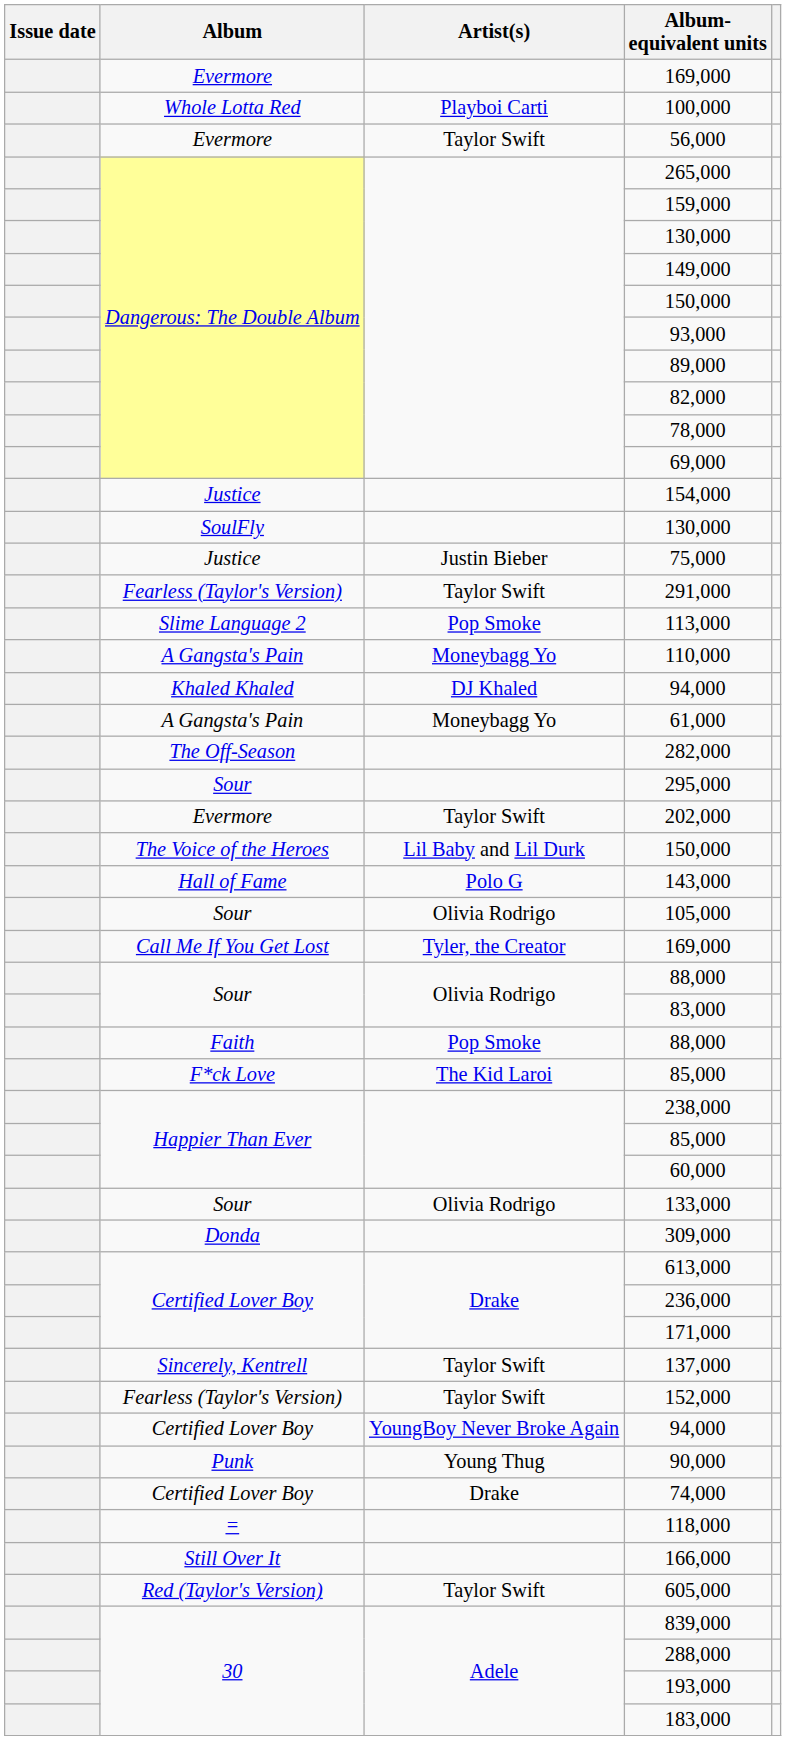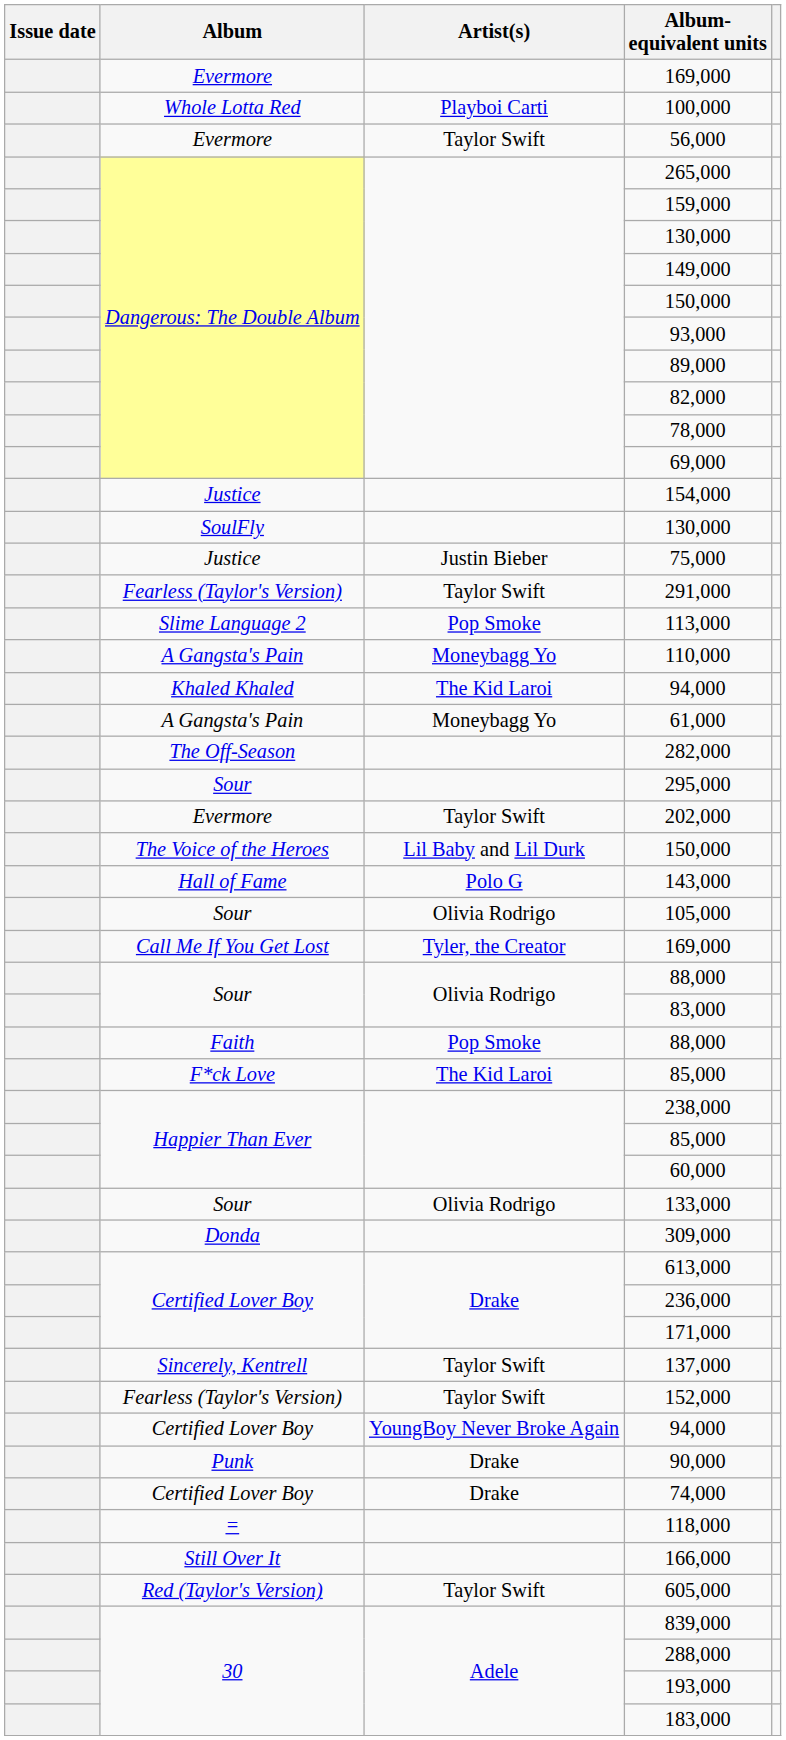(494, 687) DJ Khaled -> (494, 687) The Kid Laroi
(494, 1461) Young Thug -> (494, 1461) Drake
